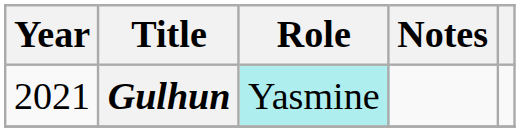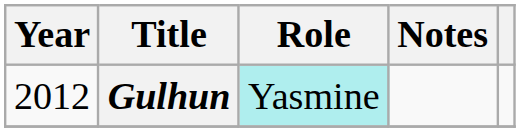(52, 95) 2021 -> (52, 95) 2012
